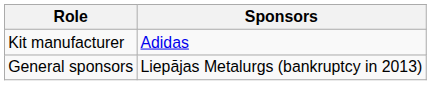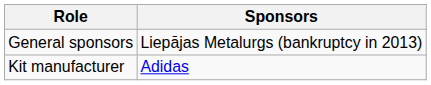rows swapped: (71, 67) <-> (66, 42)
